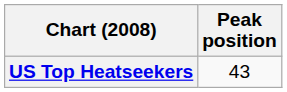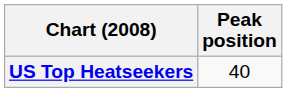(239, 71) 43 -> (239, 71) 40
